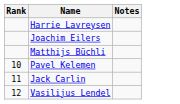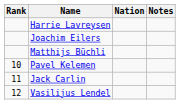+ column: (129, 11)
